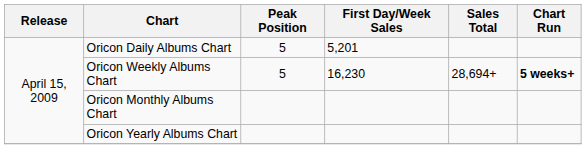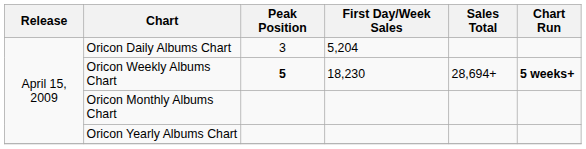(283, 47) 5 -> (283, 47) 3
(343, 47) 5,201 -> (343, 47) 5,204
(283, 74) normal -> (283, 74) bold
(346, 74) 16,230 -> (346, 74) 18,230
